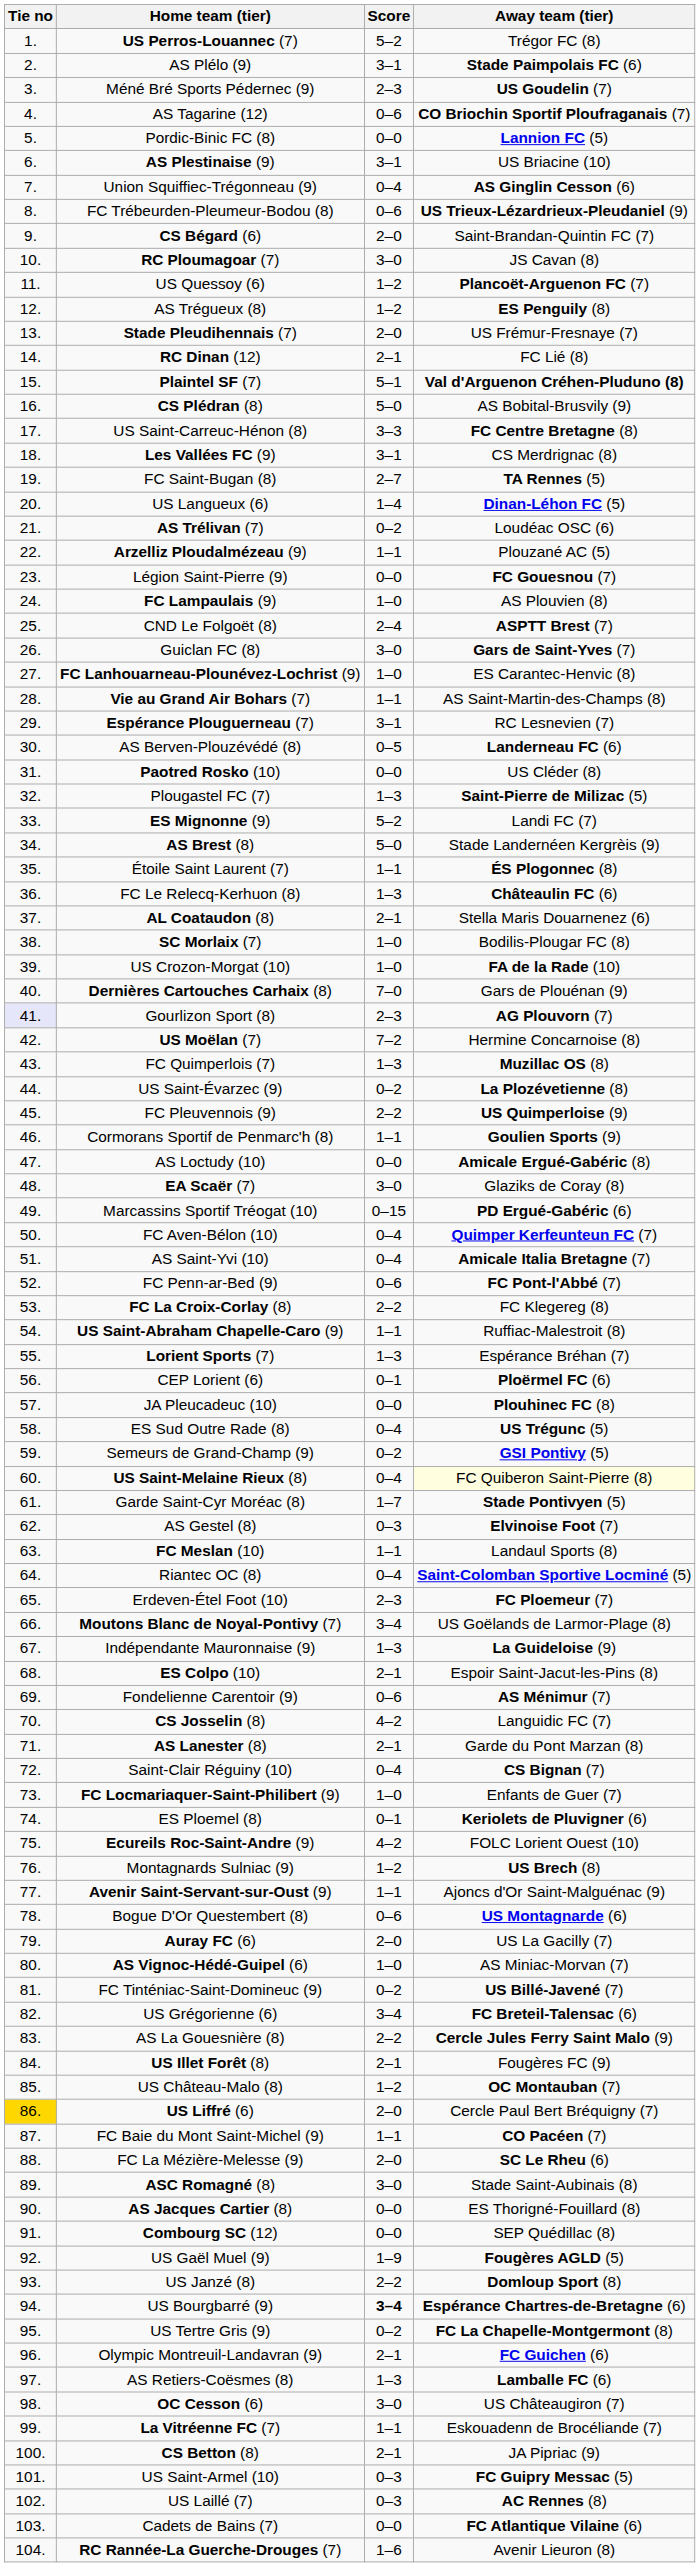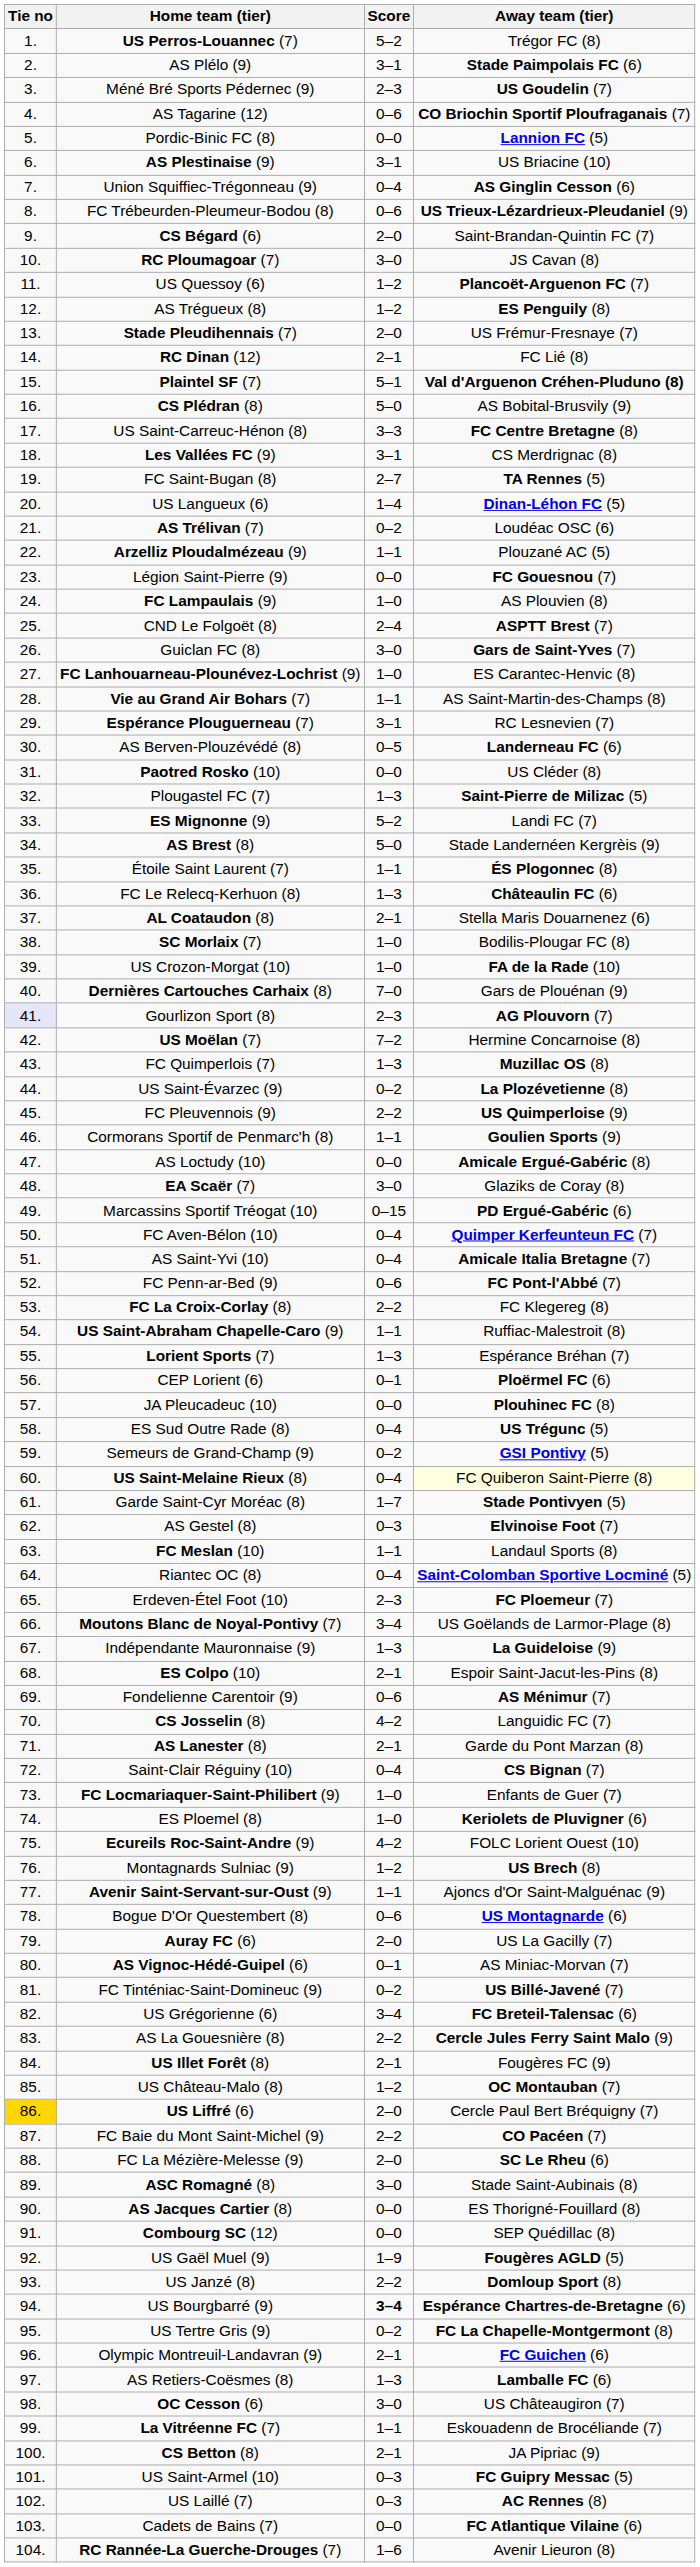(389, 1819) 0–1 -> (389, 1819) 1–0
(389, 1965) 1–0 -> (389, 1965) 0–1
(389, 2135) 1–1 -> (389, 2135) 2–2
